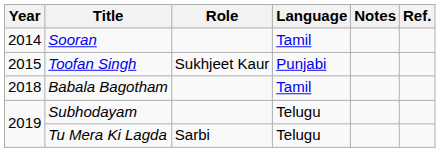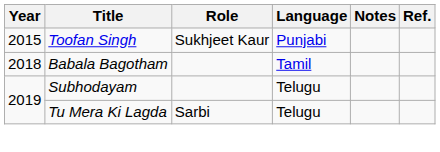- row: (73, 40)
